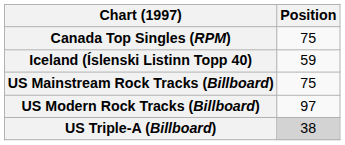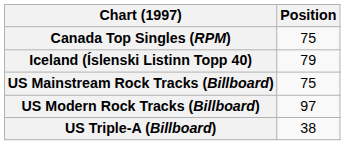(308, 60) 59 -> (308, 60) 79
(308, 128) lightgrey background -> (308, 128) no background
